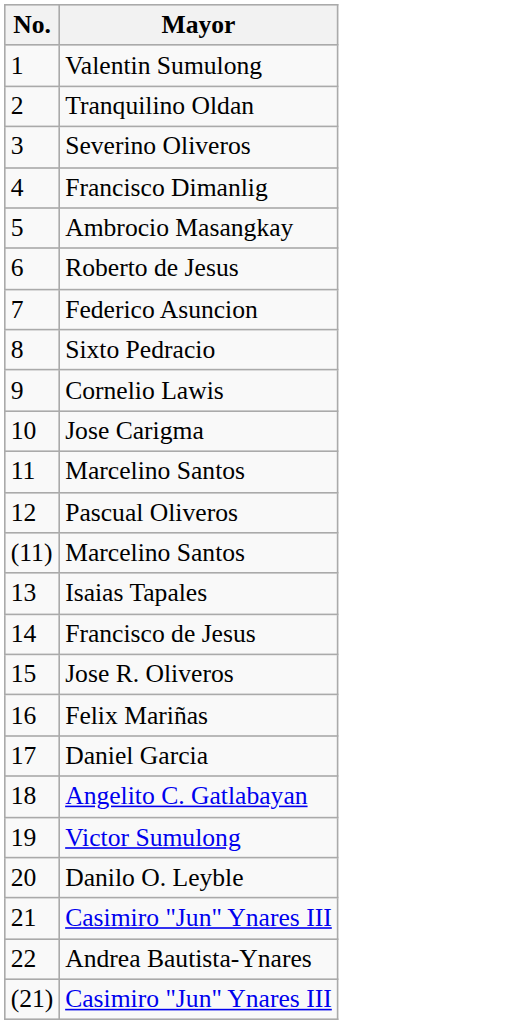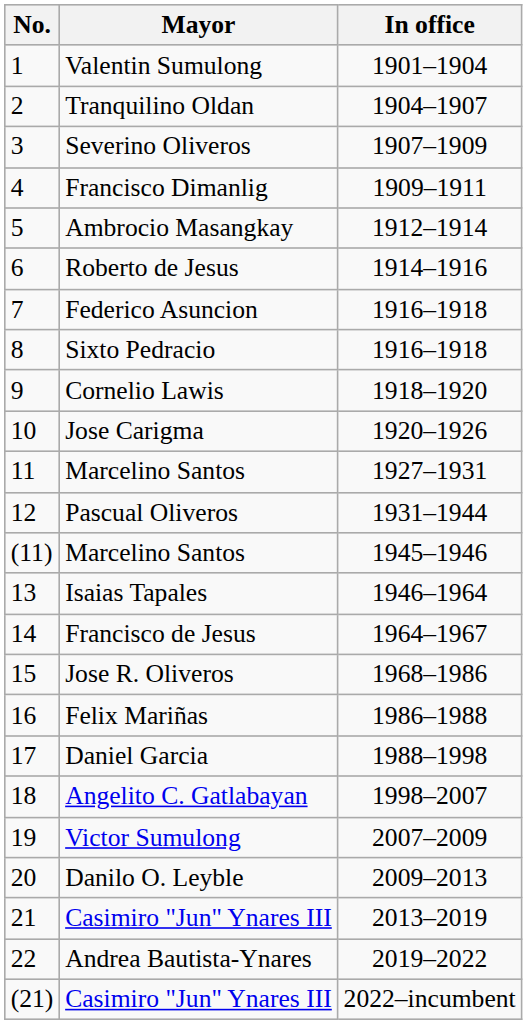+ column: (430, 24)
